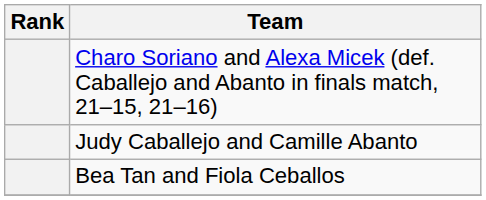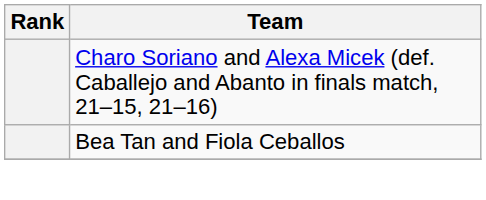- row: (246, 141)
